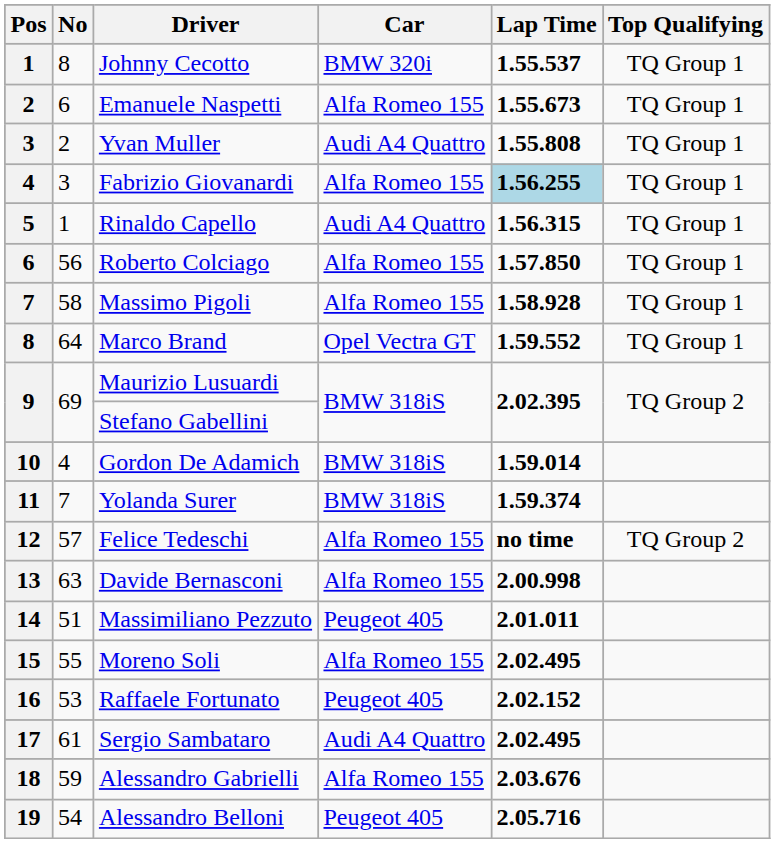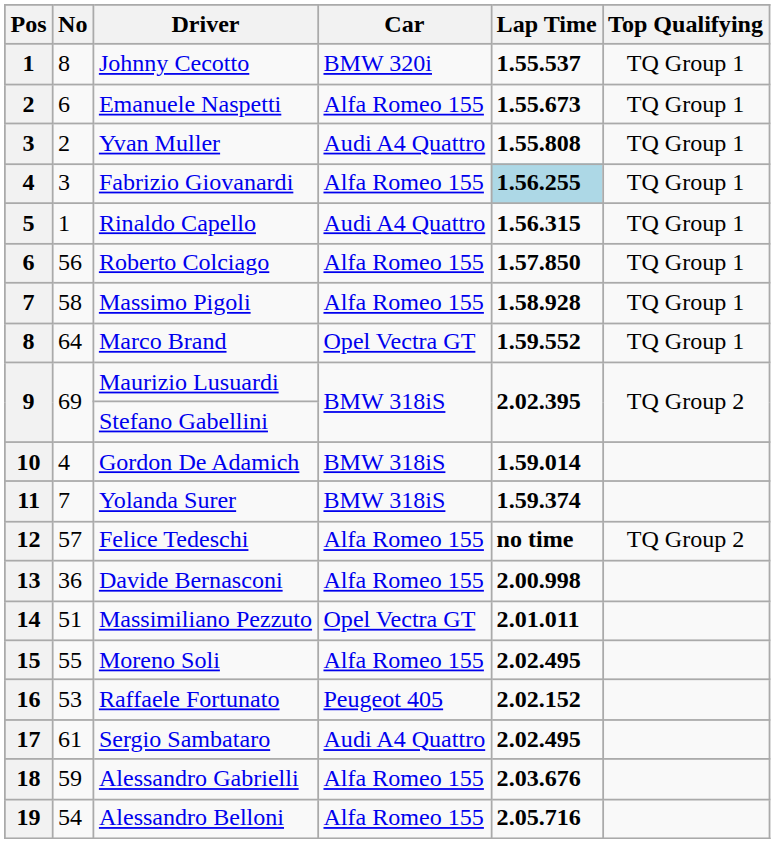(70, 579) 63 -> (70, 579) 36
(383, 619) Peugeot 405 -> (399, 619) Opel Vectra GT
(383, 818) Peugeot 405 -> (404, 818) Alfa Romeo 155
